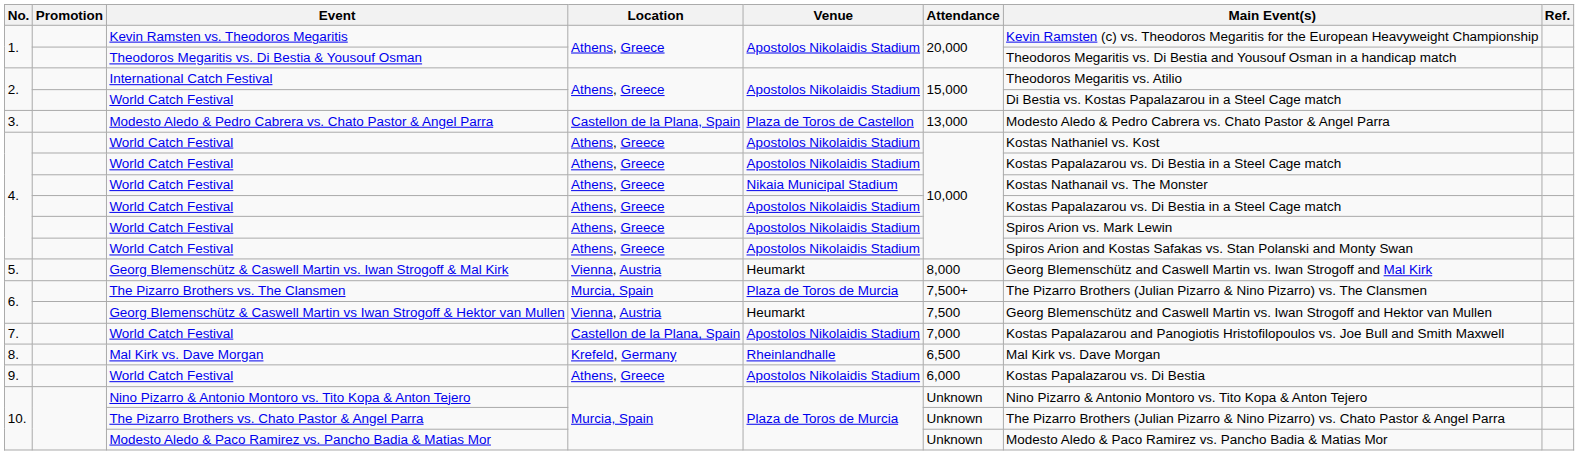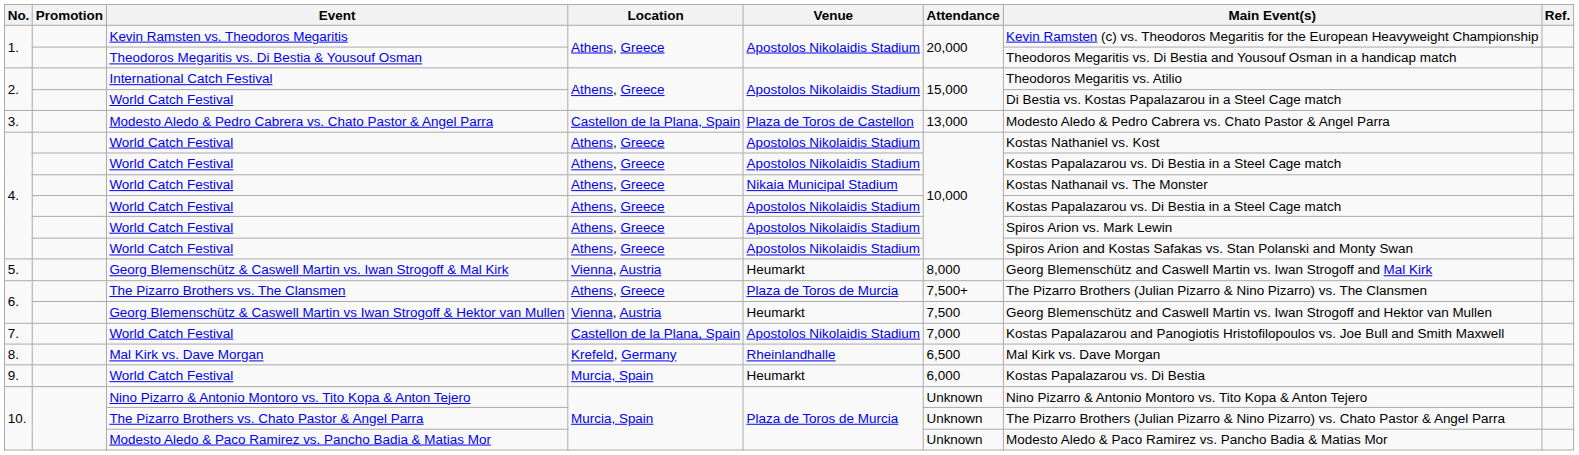(612, 291) Murcia, Spain -> (618, 291) Athens, Greece
(618, 375) Athens, Greece -> (612, 375) Murcia, Spain
(833, 375) Apostolos Nikolaidis Stadium -> (776, 375) Heumarkt
